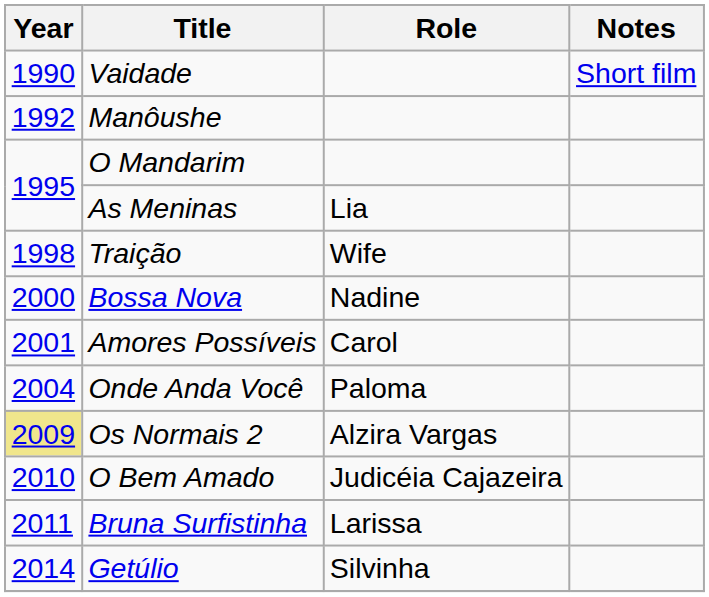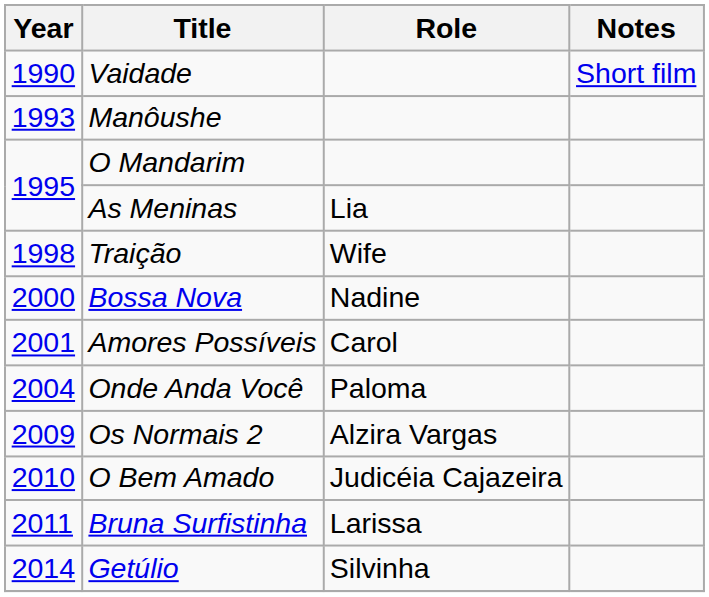(43, 118) 1992 -> (43, 118) 1993
(43, 433) khaki background -> (43, 433) no background
